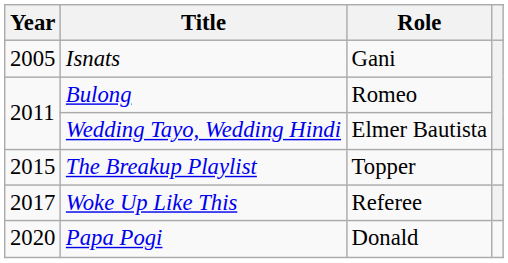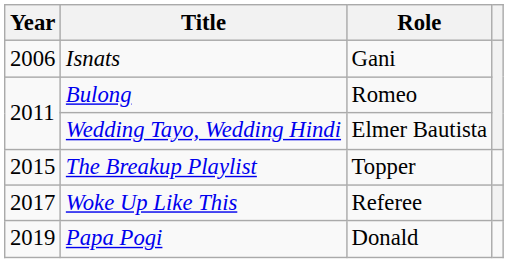(33, 58) 2005 -> (33, 58) 2006
(33, 238) 2020 -> (33, 238) 2019
